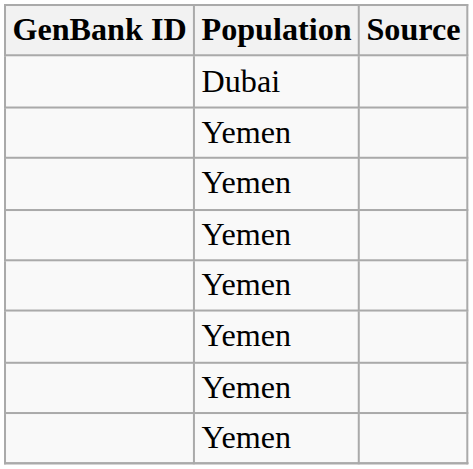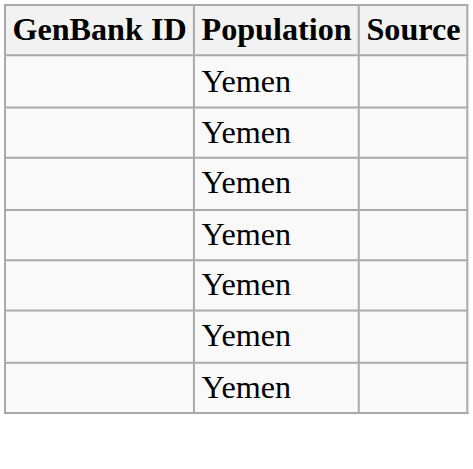- row: (100, 82)
